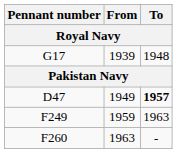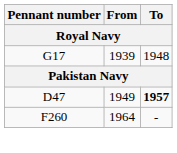- row: (54, 117)
(122, 138) 1963 -> (122, 117) 1964
